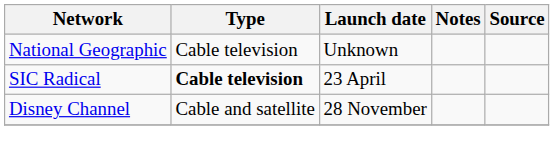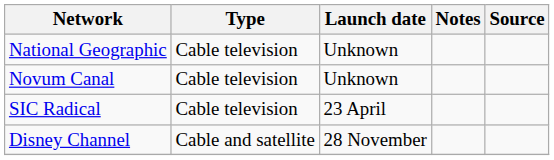+ row: (62, 79)
(239, 79) bold -> (237, 109) normal
